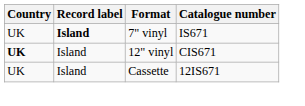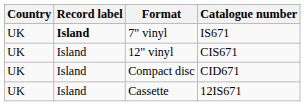(16, 52) bold -> (16, 52) normal
+ row: (161, 71)
